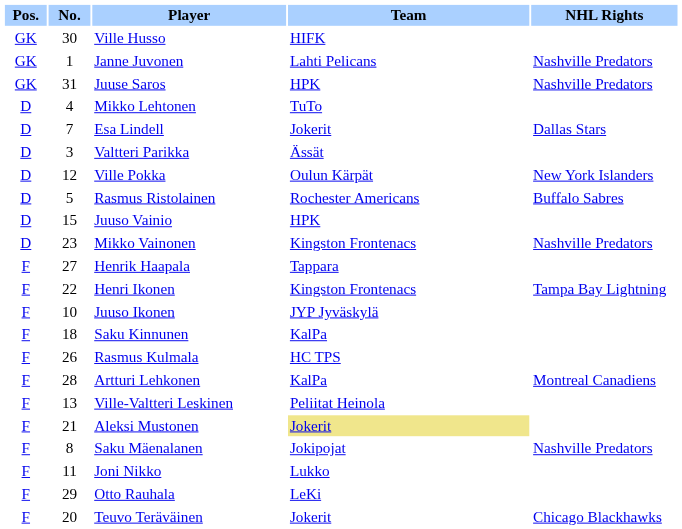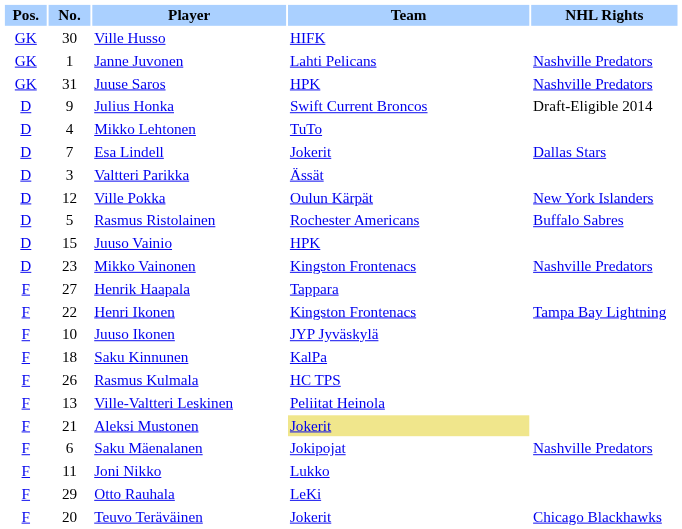+ row: (134, 106)
- row: (147, 380)
(69, 448) 8 -> (69, 448) 6
